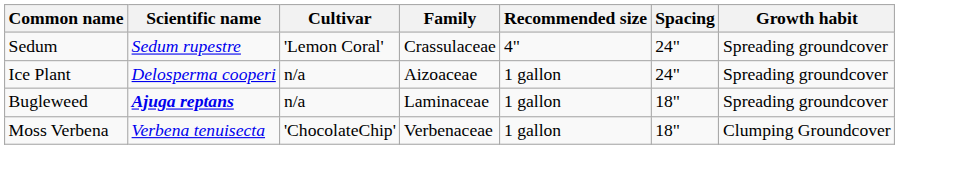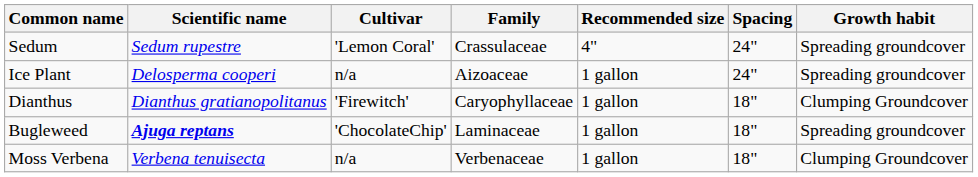+ row: (40, 102)
(295, 102) n/a -> (391, 130) 'ChocolateChip'
(340, 130) 'ChocolateChip' -> (346, 158) n/a
